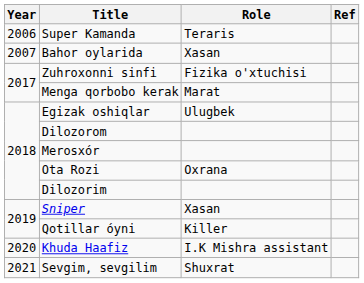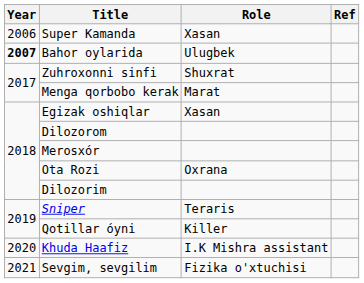(210, 34) Teraris -> (202, 34) Xasan
(22, 53) normal -> (22, 53) bold
(202, 53) Xasan -> (210, 53) Ulugbek
(246, 73) Fizika o'xtuchisi -> (210, 73) Shuxrat
(210, 112) Ulugbek -> (202, 112) Xasan
(202, 209) Xasan -> (210, 209) Teraris
(210, 268) Shuxrat -> (246, 268) Fizika o'xtuchisi
